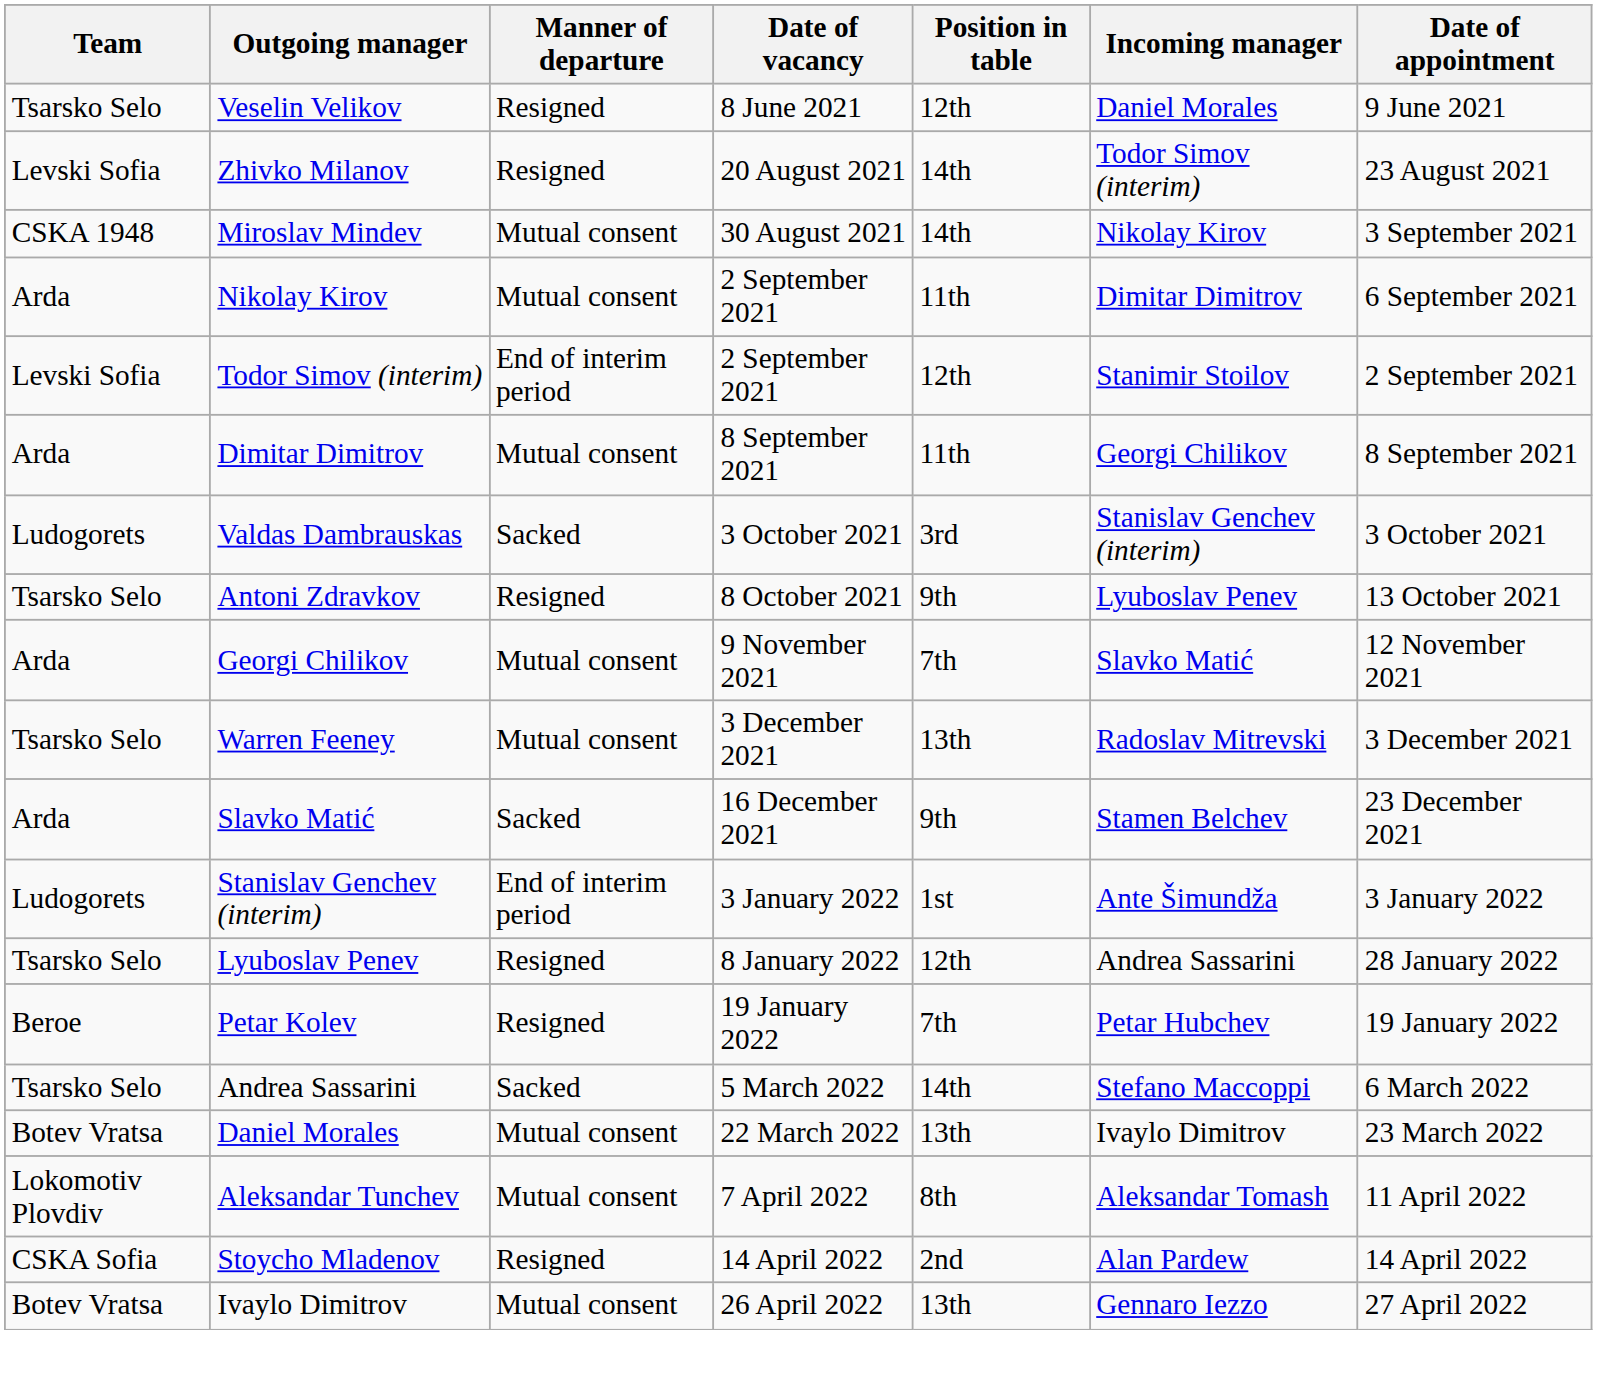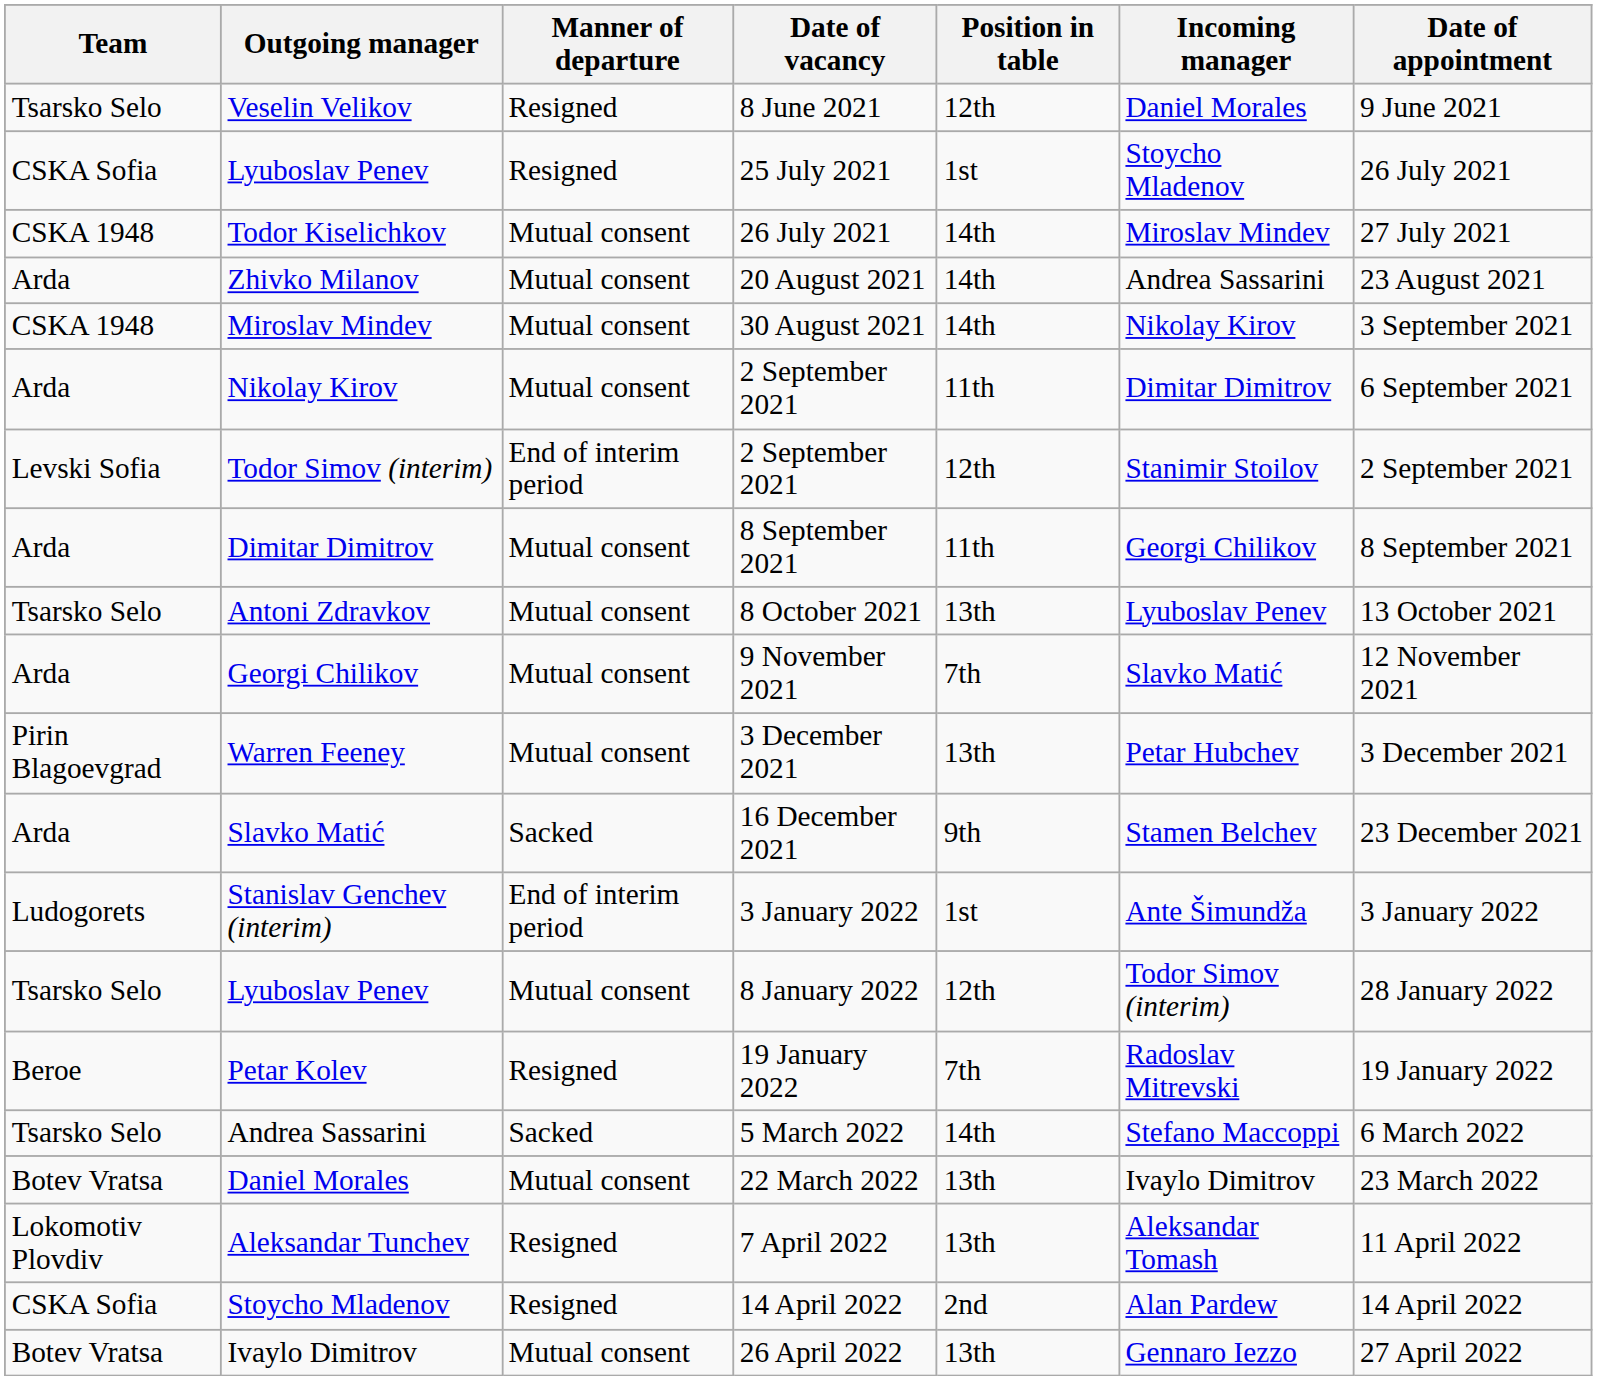+ row: (328, 170)
+ row: (337, 232)
(86, 170) Levski Sofia -> (41, 279) Arda
(550, 170) Resigned -> (599, 279) Mutual consent
(1173, 170) Todor Simov (interim) -> (1225, 279) Andrea Sassarini
- row: (340, 533)
(550, 596) Resigned -> (599, 610) Mutual consent
(938, 596) 9th -> (970, 610) 13th
(87, 739) Tsarsko Selo -> (86, 752) Pirin Blagoevgrad
(1211, 739) Radoslav Mitrevski -> (1212, 752) Petar Hubchev
(550, 960) Resigned -> (599, 990) Mutual consent
(1196, 960) Andrea Sassarini -> (1202, 990) Todor Simov (interim)
(1183, 1023) Petar Hubchev -> (1182, 1070) Radoslav Mitrevski
(587, 1195) Mutual consent -> (563, 1242) Resigned
(938, 1195) 8th -> (970, 1242) 13th
